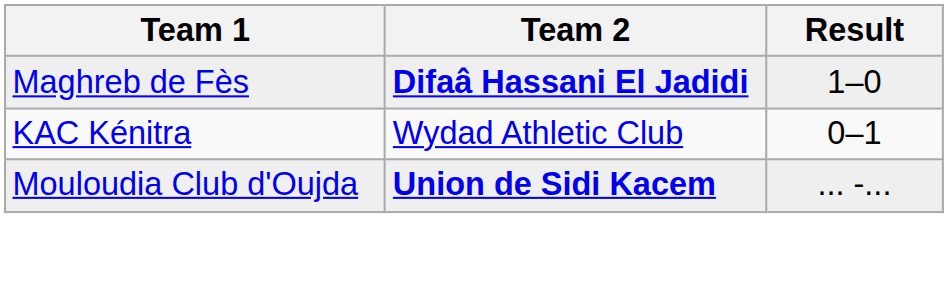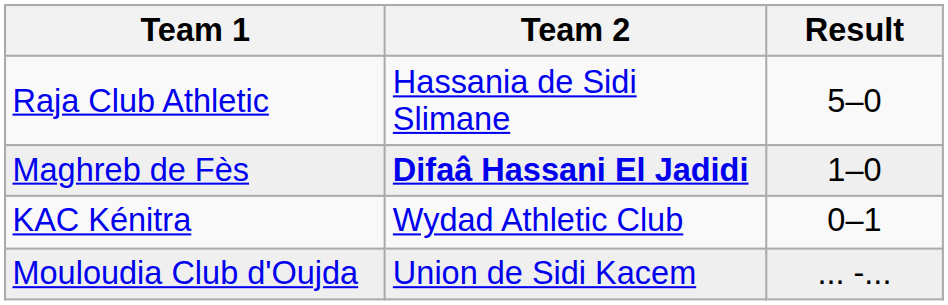+ row: (141, 100)
(554, 184) bold -> (545, 272) normal
